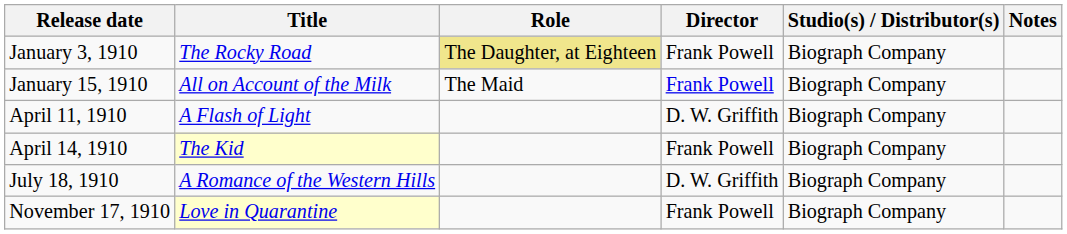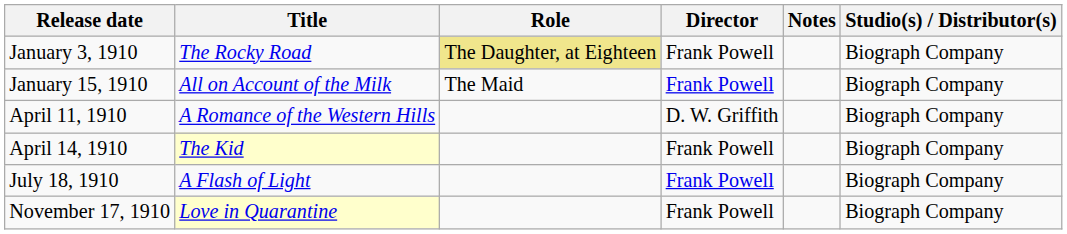columns swapped: (894, 20) <-> (1033, 20)
(245, 116) A Flash of Light -> (307, 116) A Romance of the Western Hills
(307, 180) A Romance of the Western Hills -> (245, 180) A Flash of Light
(722, 180) D. W. Griffith -> (720, 180) Frank Powell
